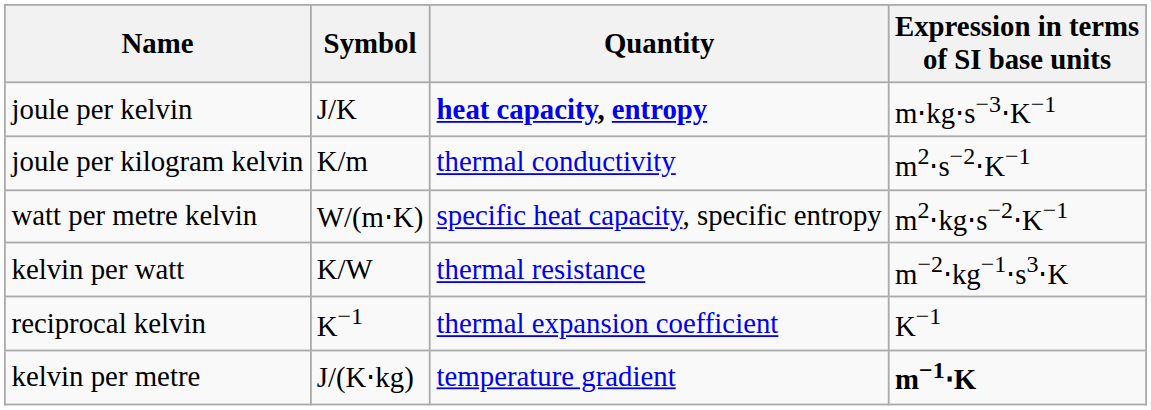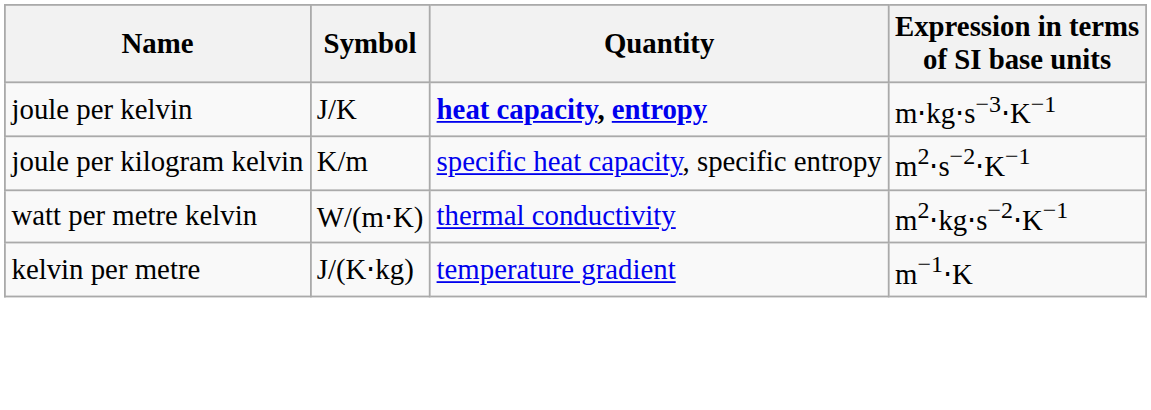(556, 162) thermal conductivity -> (659, 162) specific heat capacity, specific entropy
(659, 216) specific heat capacity, specific entropy -> (556, 216) thermal conductivity
- row: (98, 269)
- row: (109, 323)
(936, 376) bold -> (934, 269) normal
